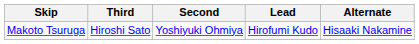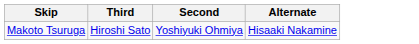- column: (283, 13)
